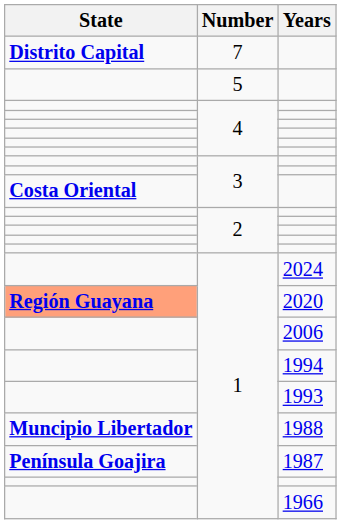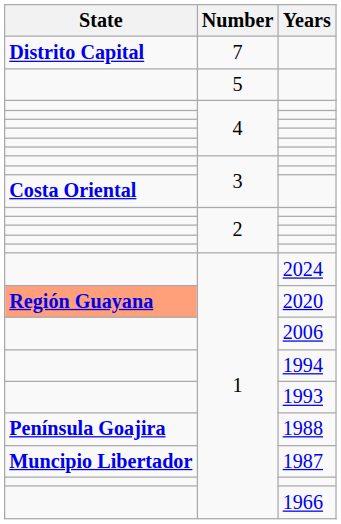(101, 429) Muncipio Libertador -> (87, 429) Península Goajira
(87, 461) Península Goajira -> (101, 461) Muncipio Libertador
